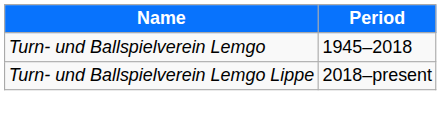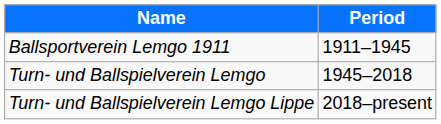+ row: (120, 47)
